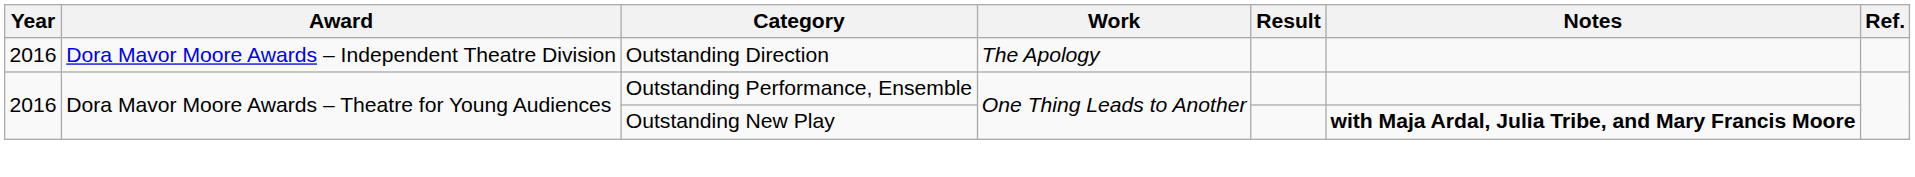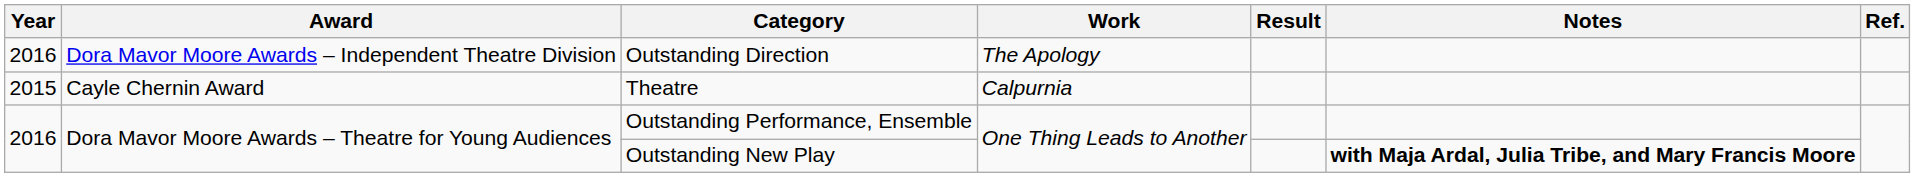+ row: (662, 88)
